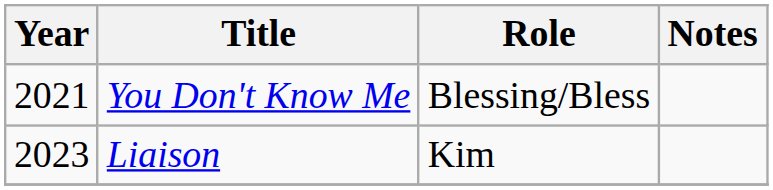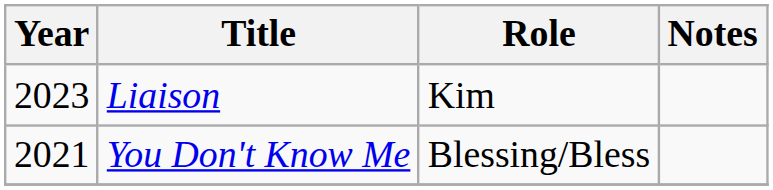rows swapped: (259, 94) <-> (163, 154)
